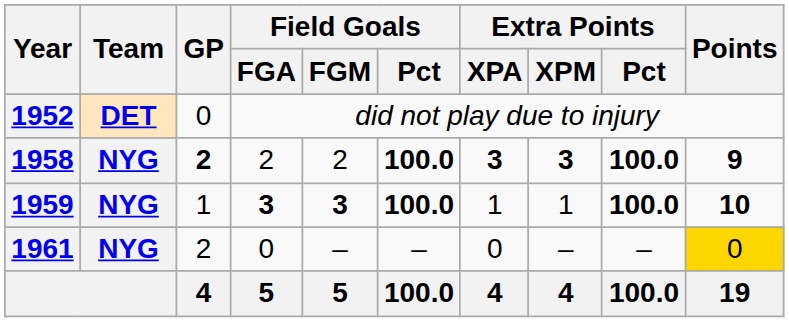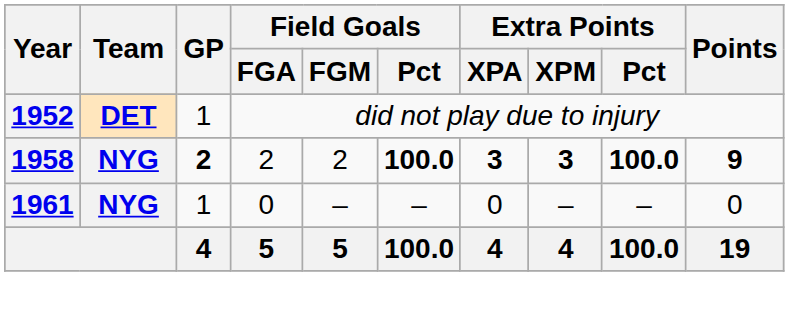(204, 115) 0 -> (204, 115) 1
- row: (42, 204)
(204, 248) 2 -> (204, 204) 1
(735, 248) gold background -> (735, 204) no background
